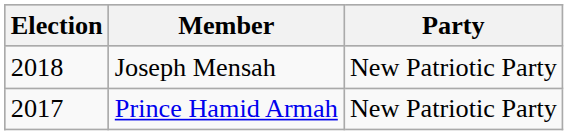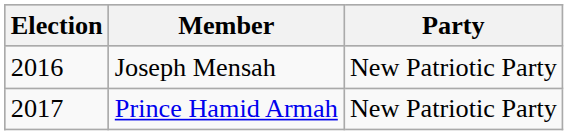(37, 66) 2018 -> (37, 66) 2016
